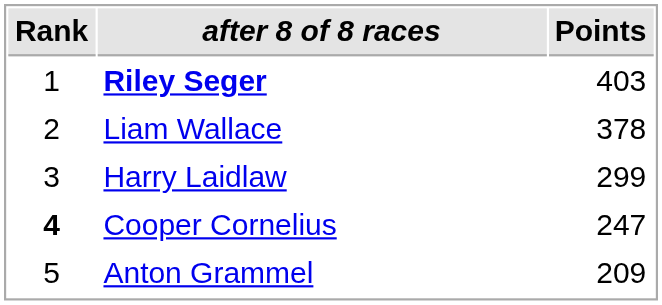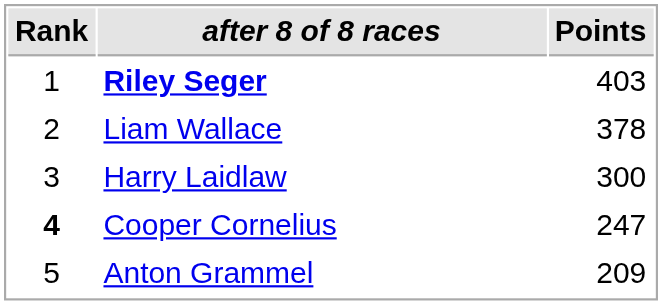(621, 177) 299 -> (621, 177) 300
